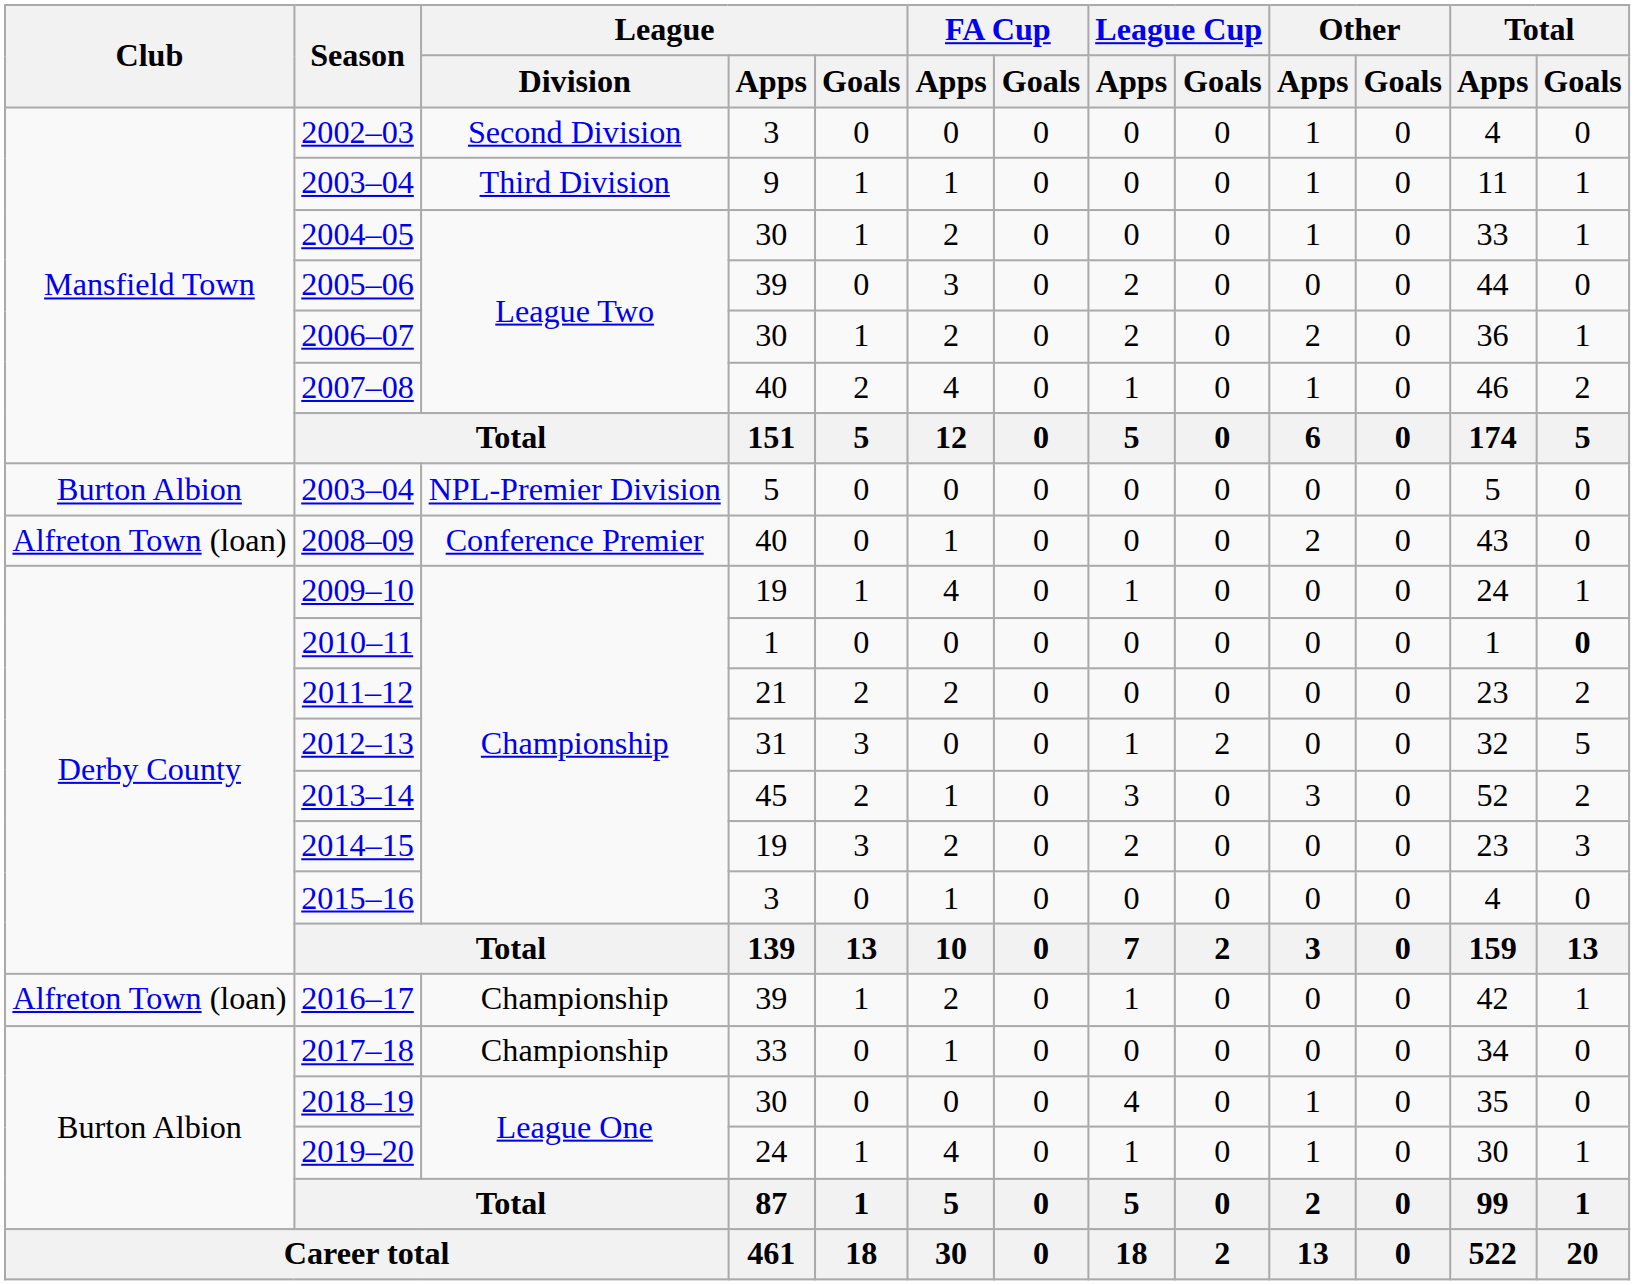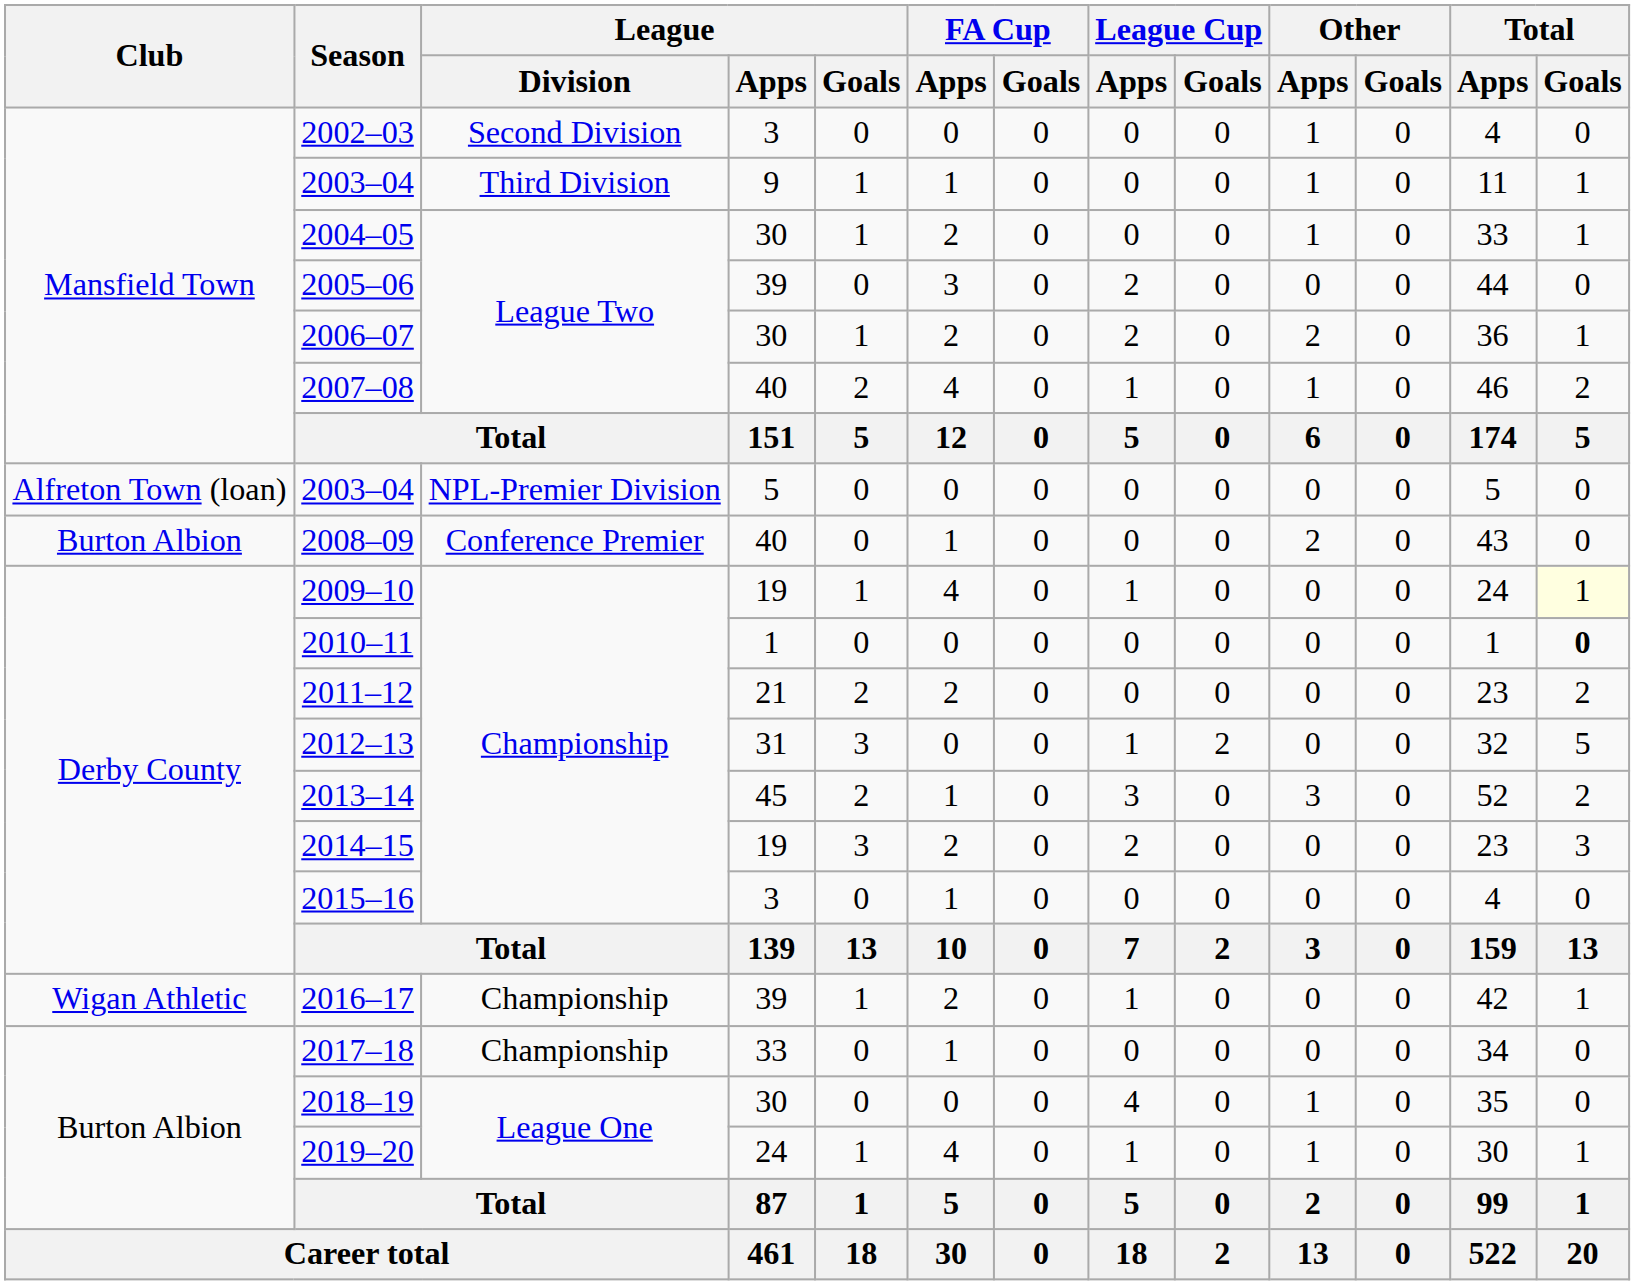(149, 489) Burton Albion -> (149, 489) Alfreton Town (loan)
(149, 540) Alfreton Town (loan) -> (149, 540) Burton Albion
(1583, 591) no background -> (1583, 591) lightyellow background
(149, 999) Alfreton Town (loan) -> (149, 999) Wigan Athletic
